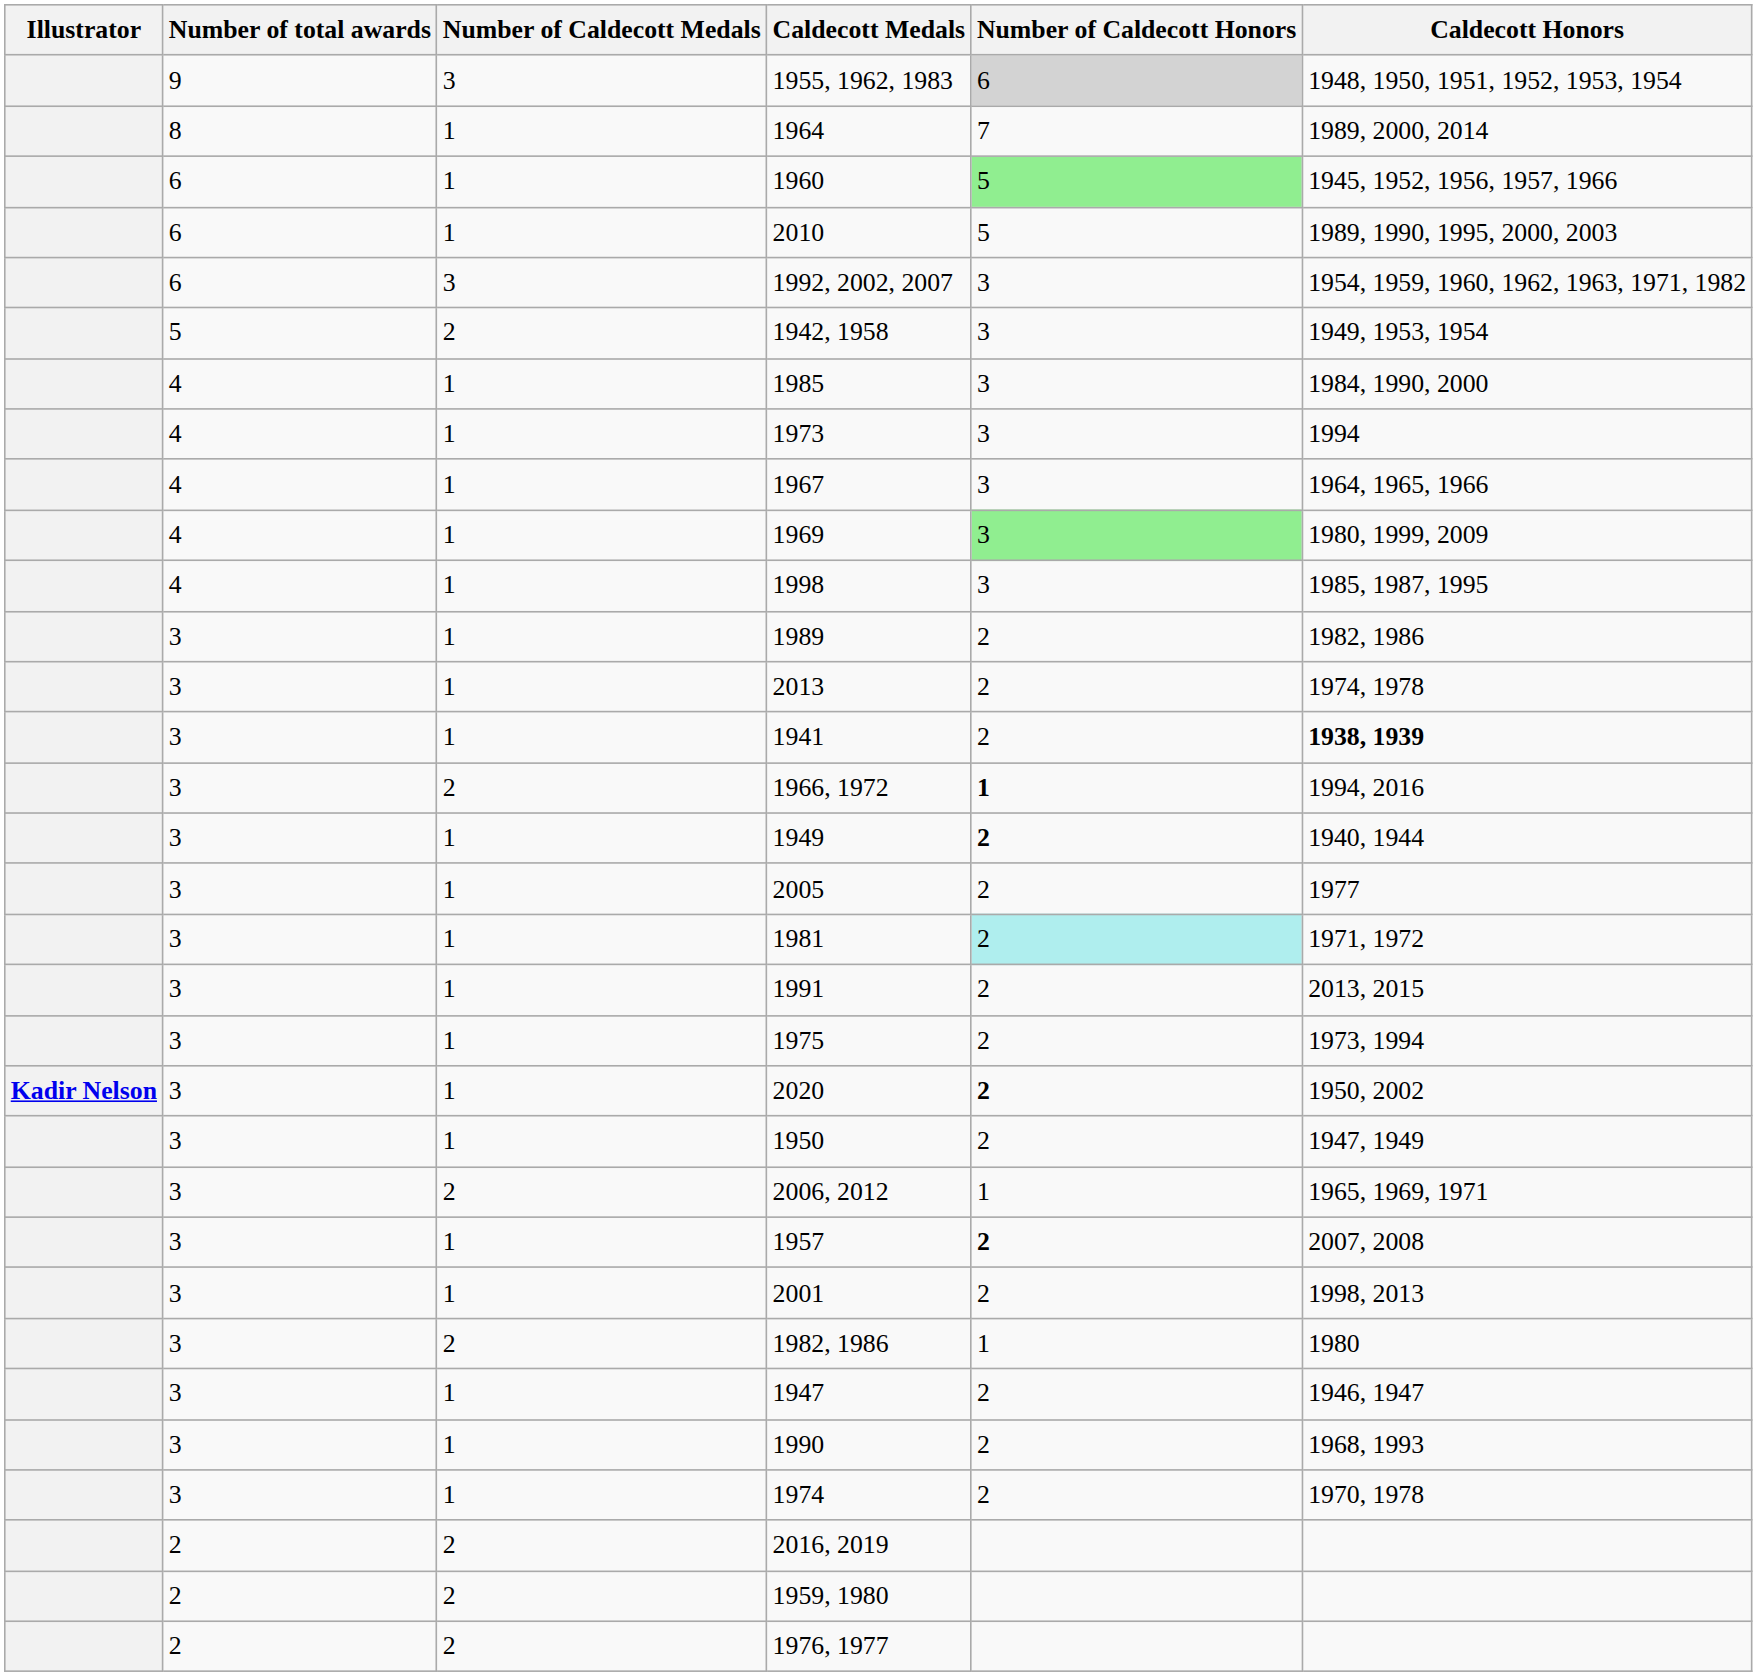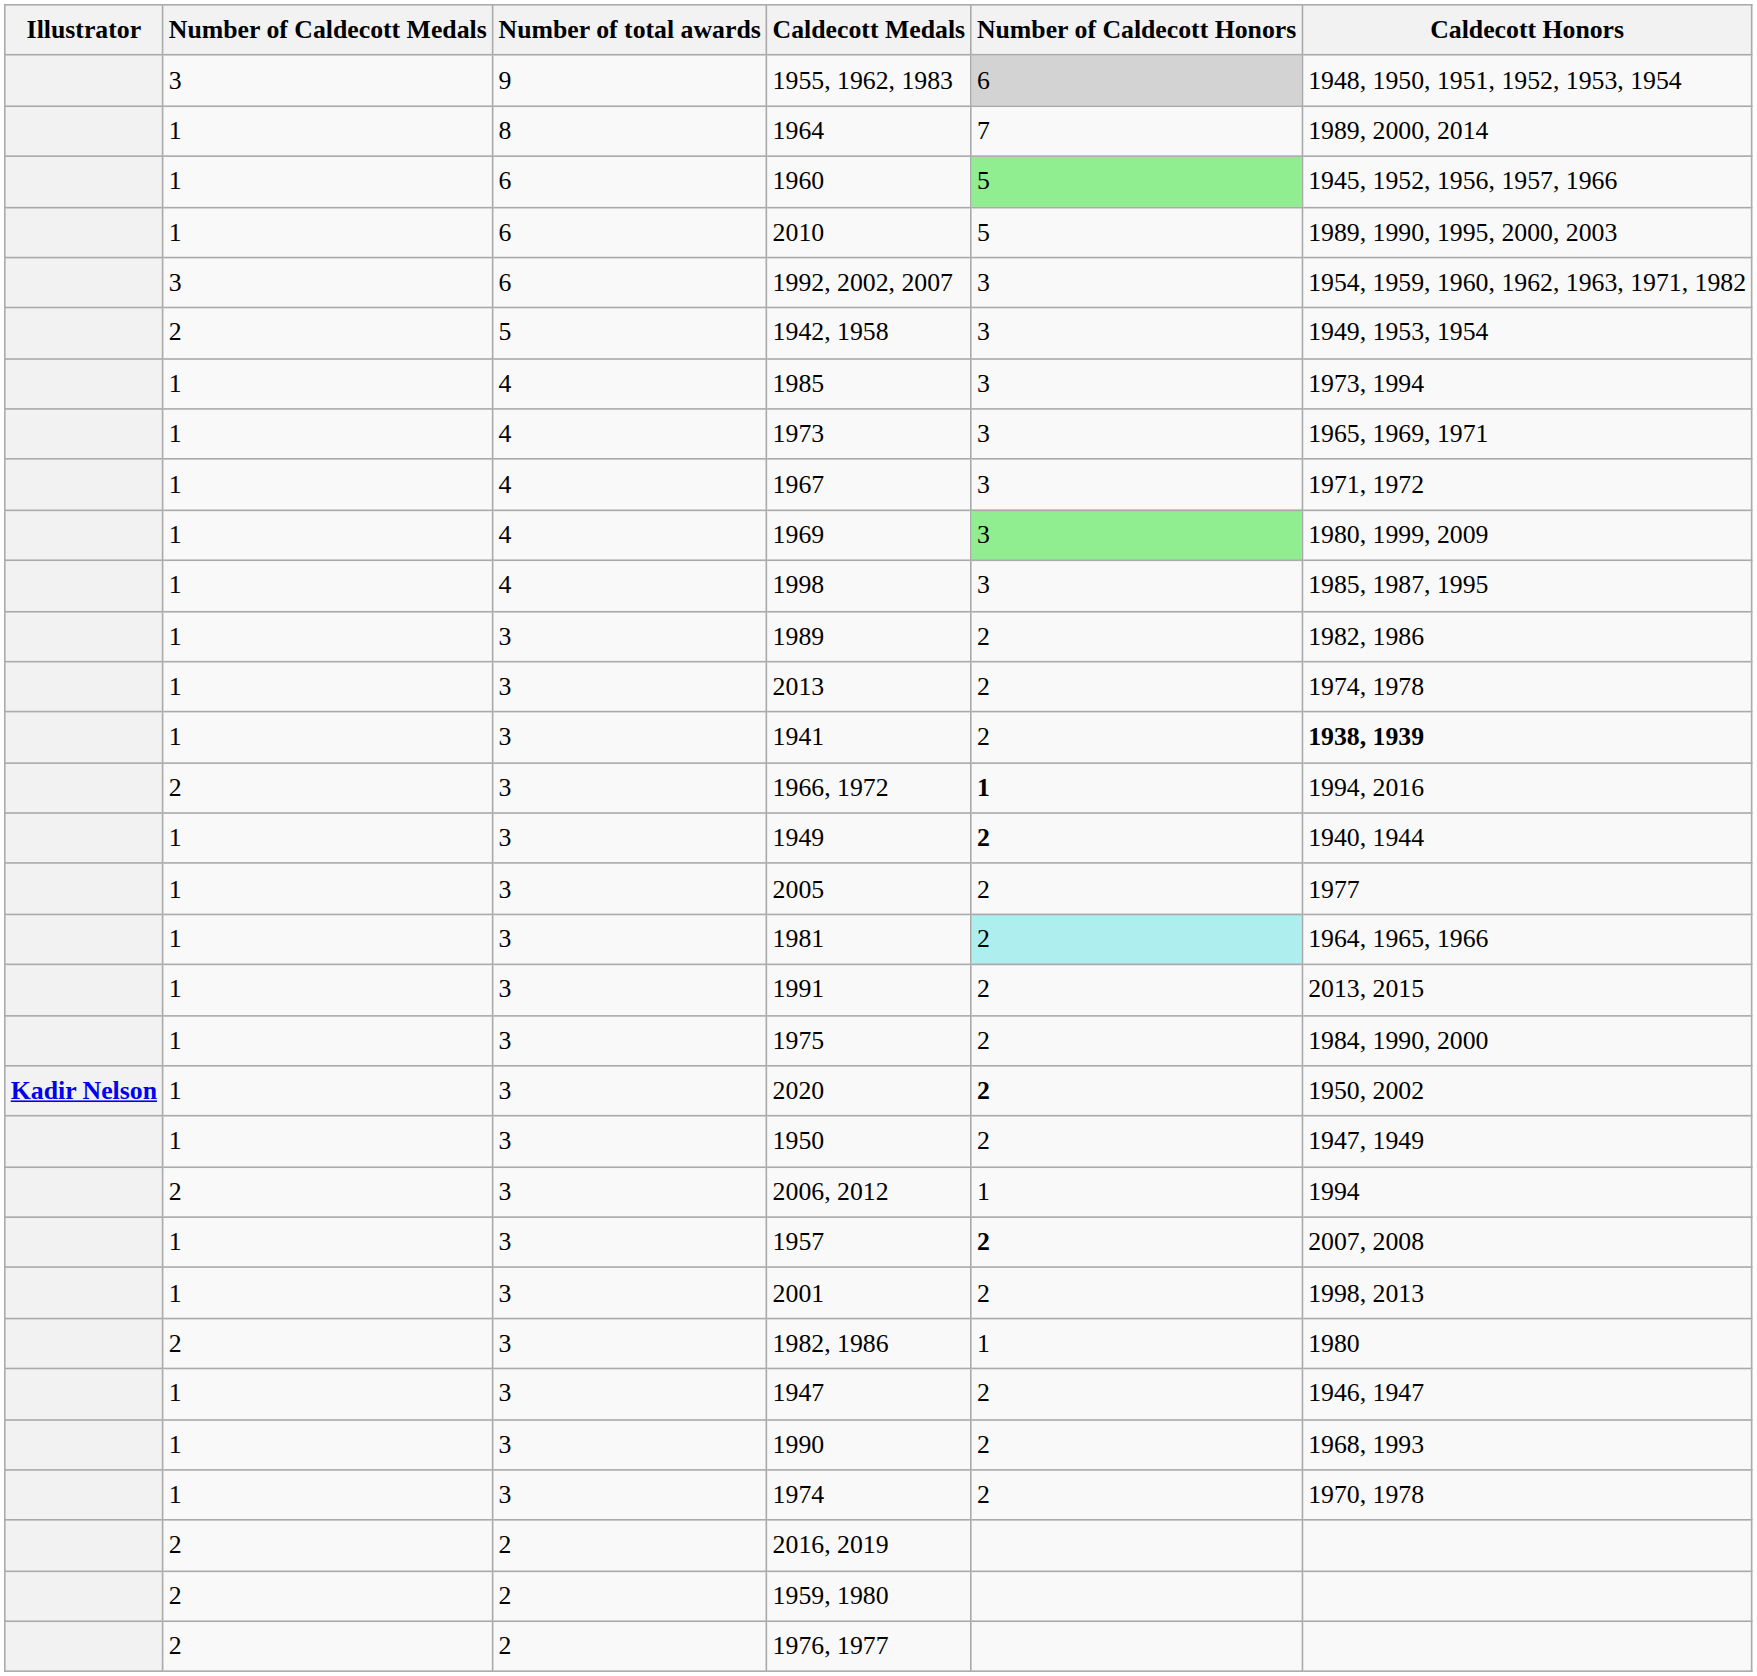columns swapped: (300, 29) <-> (602, 29)
(1398, 383) 1984, 1990, 2000 -> (1366, 383) 1973, 1994
(1334, 433) 1994 -> (1398, 433) 1965, 1969, 1971
(1398, 484) 1964, 1965, 1966 -> (1366, 484) 1971, 1972
(1366, 939) 1971, 1972 -> (1398, 939) 1964, 1965, 1966
(1366, 1040) 1973, 1994 -> (1398, 1040) 1984, 1990, 2000
(1398, 1191) 1965, 1969, 1971 -> (1334, 1191) 1994
